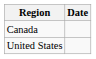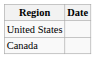rows swapped: (22, 29) <-> (35, 45)
